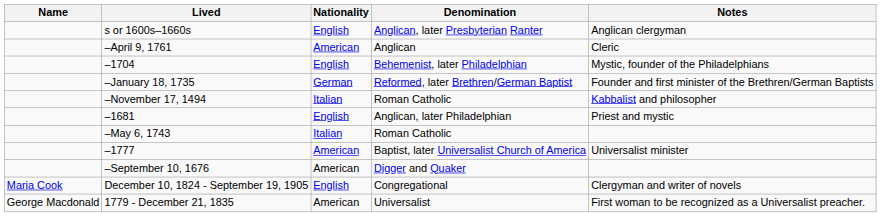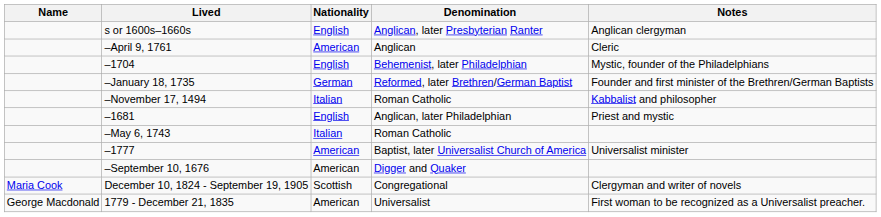(331, 185) English -> (333, 185) Scottish
